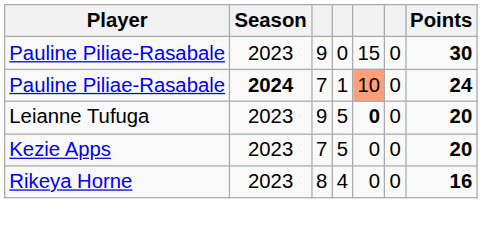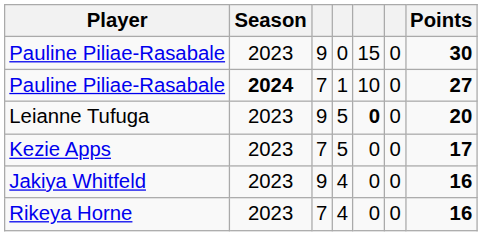(369, 85) lightsalmon background -> (369, 85) no background
(461, 85) 24 -> (461, 85) 27
(461, 149) 20 -> (461, 149) 17
+ row: (78, 181)
(322, 181) 8 -> (322, 213) 7
